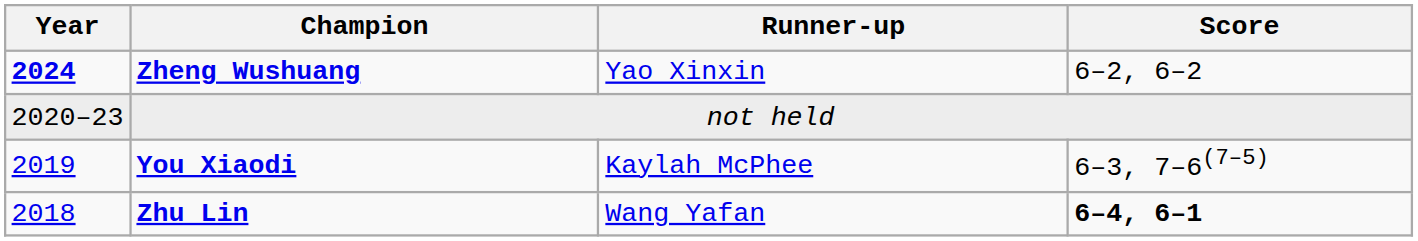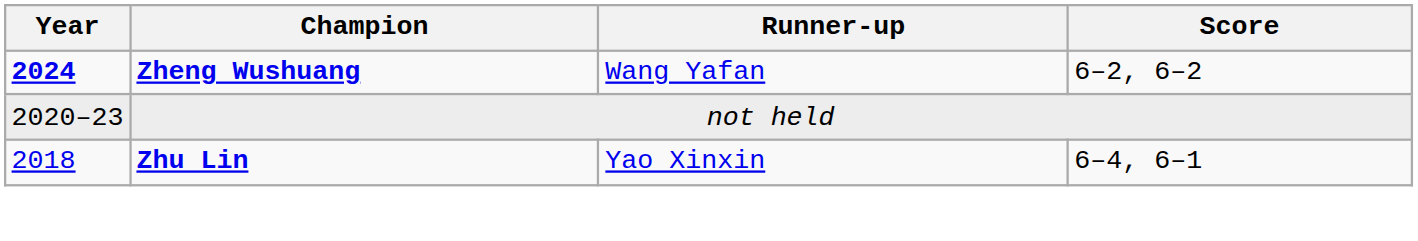(685, 72) Yao Xinxin -> (685, 72) Wang Yafan
- row: (216, 165)
(685, 213) Wang Yafan -> (685, 162) Yao Xinxin
(1138, 213) bold -> (1138, 162) normal
